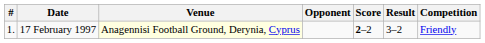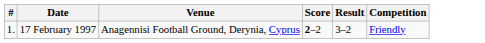- column: (328, 13)
(200, 30) lightyellow background -> (200, 30) no background
